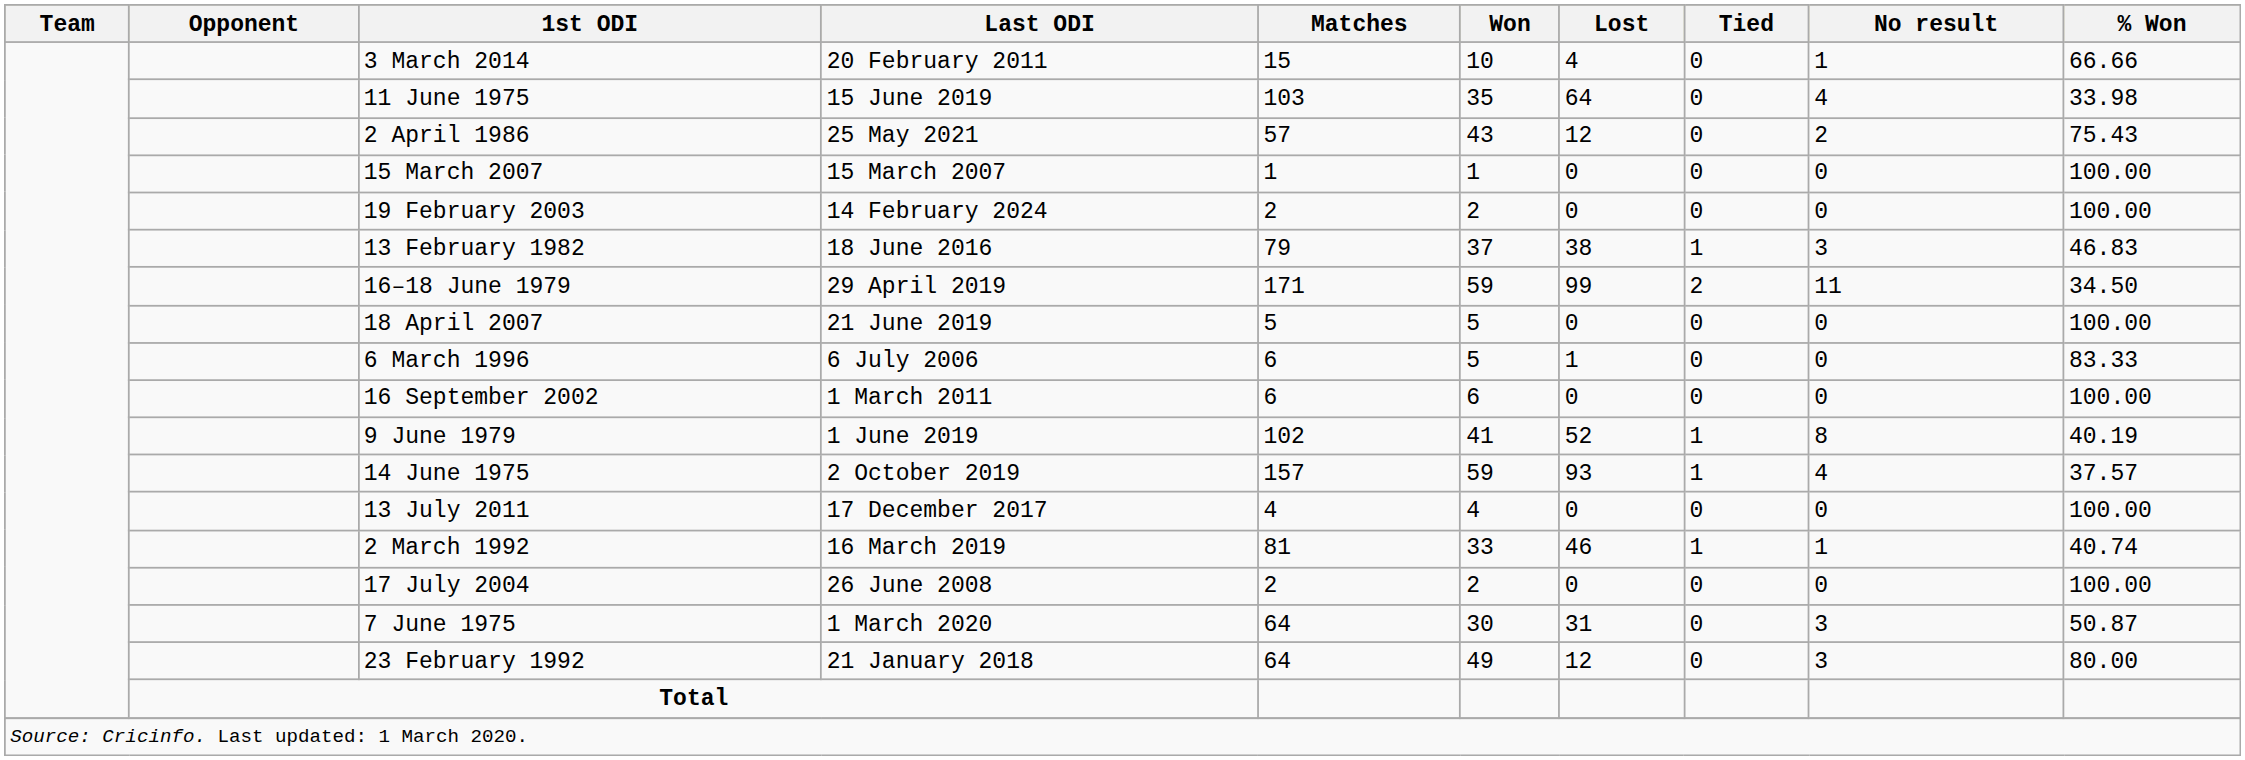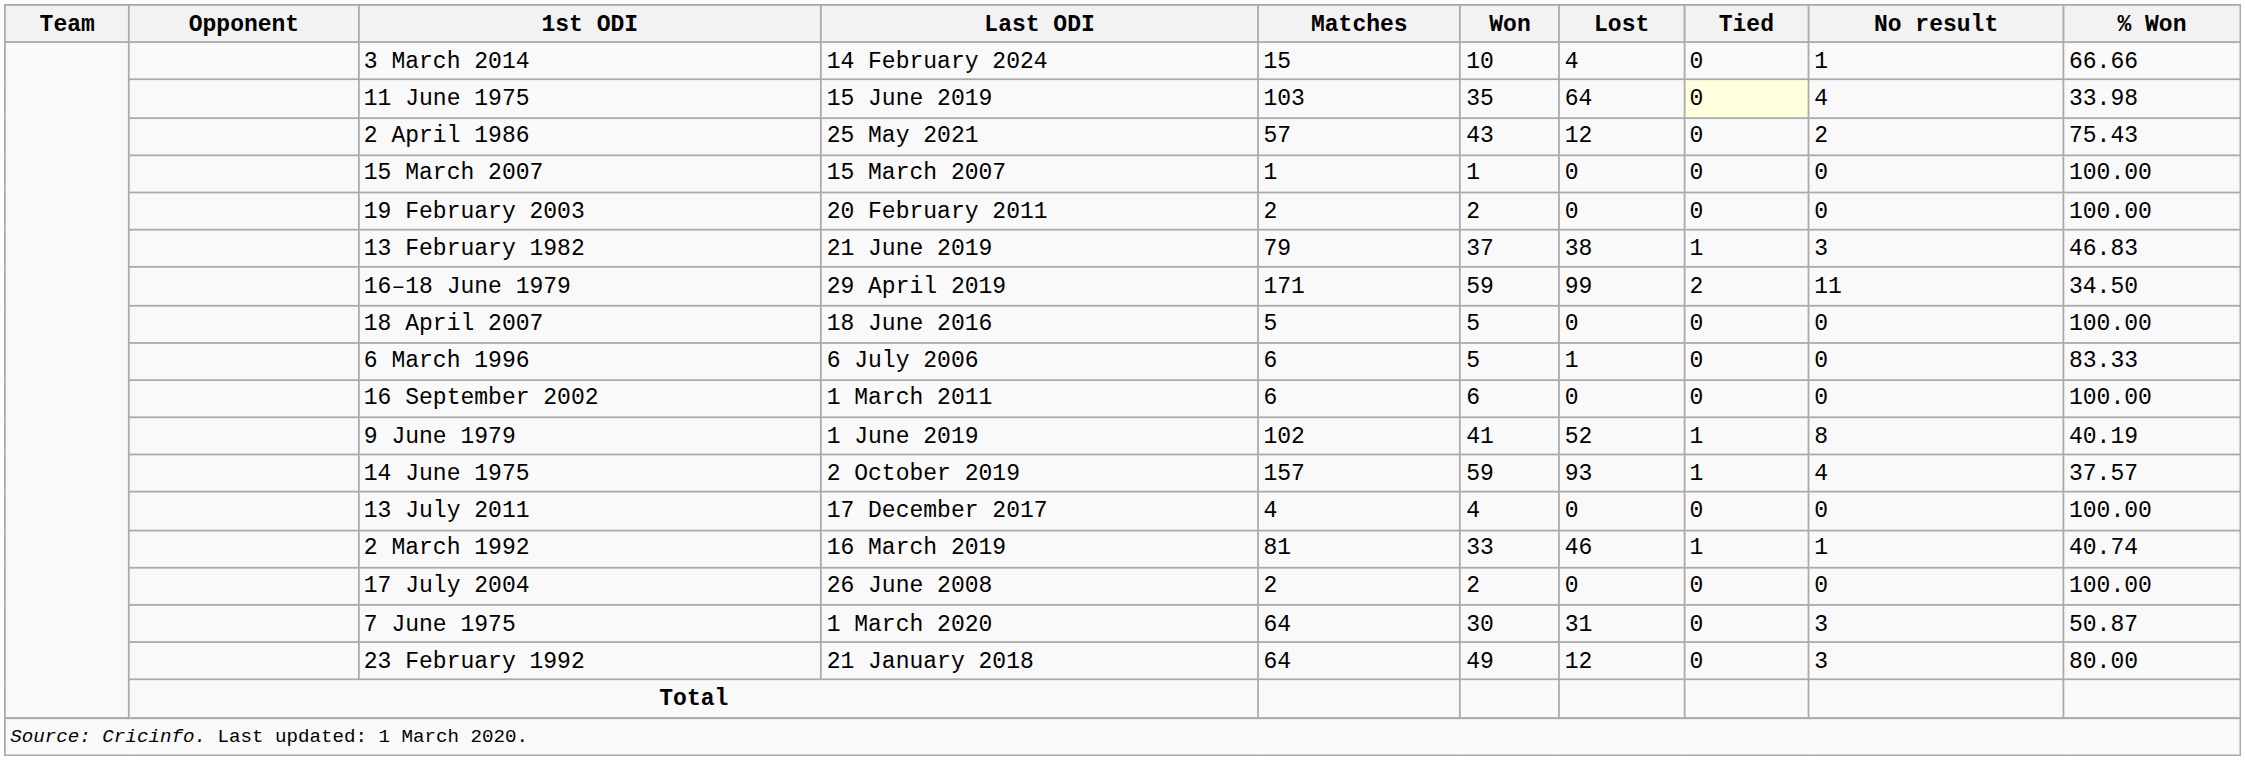(937, 61) 20 February 2011 -> (937, 61) 14 February 2024
(1696, 99) no background -> (1696, 99) lightyellow background
(937, 211) 14 February 2024 -> (937, 211) 20 February 2011
(909, 249) 18 June 2016 -> (909, 249) 21 June 2019
(909, 324) 21 June 2019 -> (909, 324) 18 June 2016
